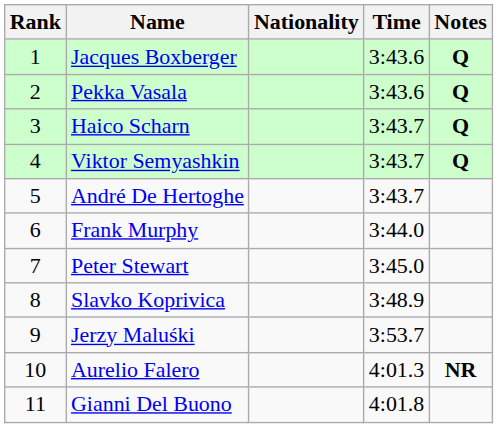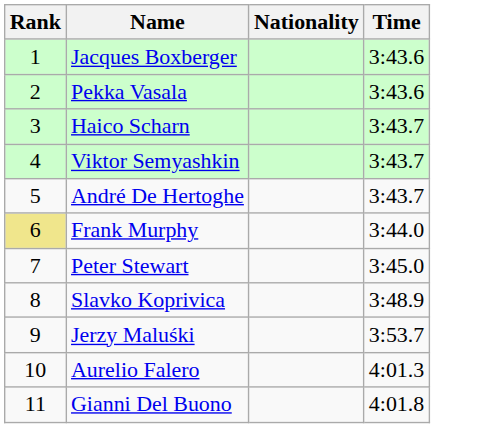- column: (461, 21)
(35, 230) no background -> (35, 230) khaki background
